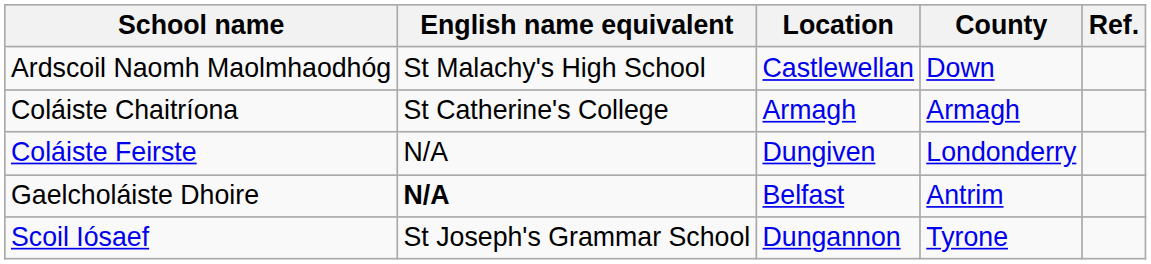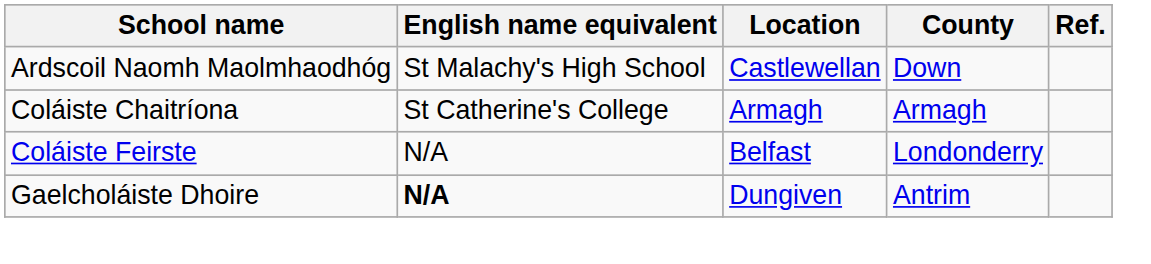(819, 152) Dungiven -> (770, 152) Belfast
(803, 195) Belfast -> (786, 195) Dungiven
- row: (80, 237)
